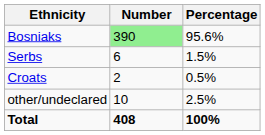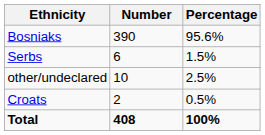(124, 36) lightgreen background -> (124, 36) no background
rows swapped: (27, 78) <-> (57, 99)
